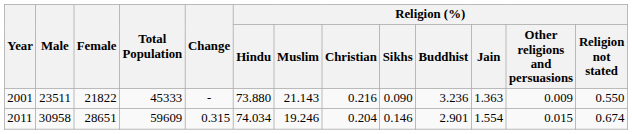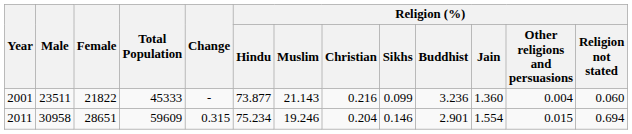(254, 98) 73.880 -> (254, 98) 73.877
(398, 98) 0.090 -> (398, 98) 0.099
(489, 98) 1.363 -> (489, 98) 1.360
(559, 98) 0.009 -> (559, 98) 0.004
(610, 98) 0.550 -> (610, 98) 0.060
(254, 118) 74.034 -> (254, 118) 75.234
(610, 118) 0.674 -> (610, 118) 0.694
